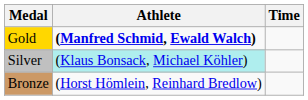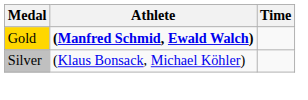(152, 60) paleturquoise background -> (149, 60) no background
- row: (28, 83)
